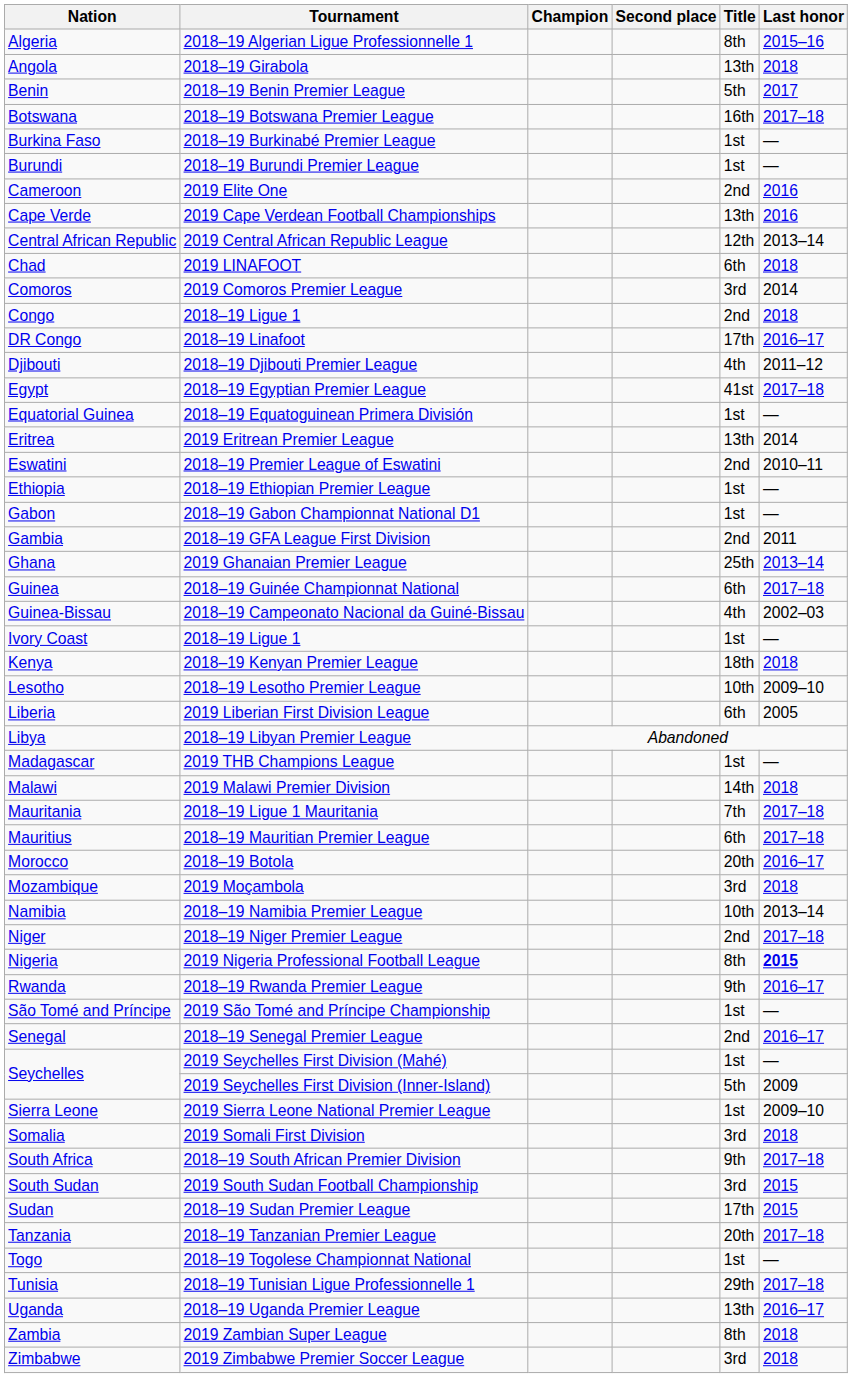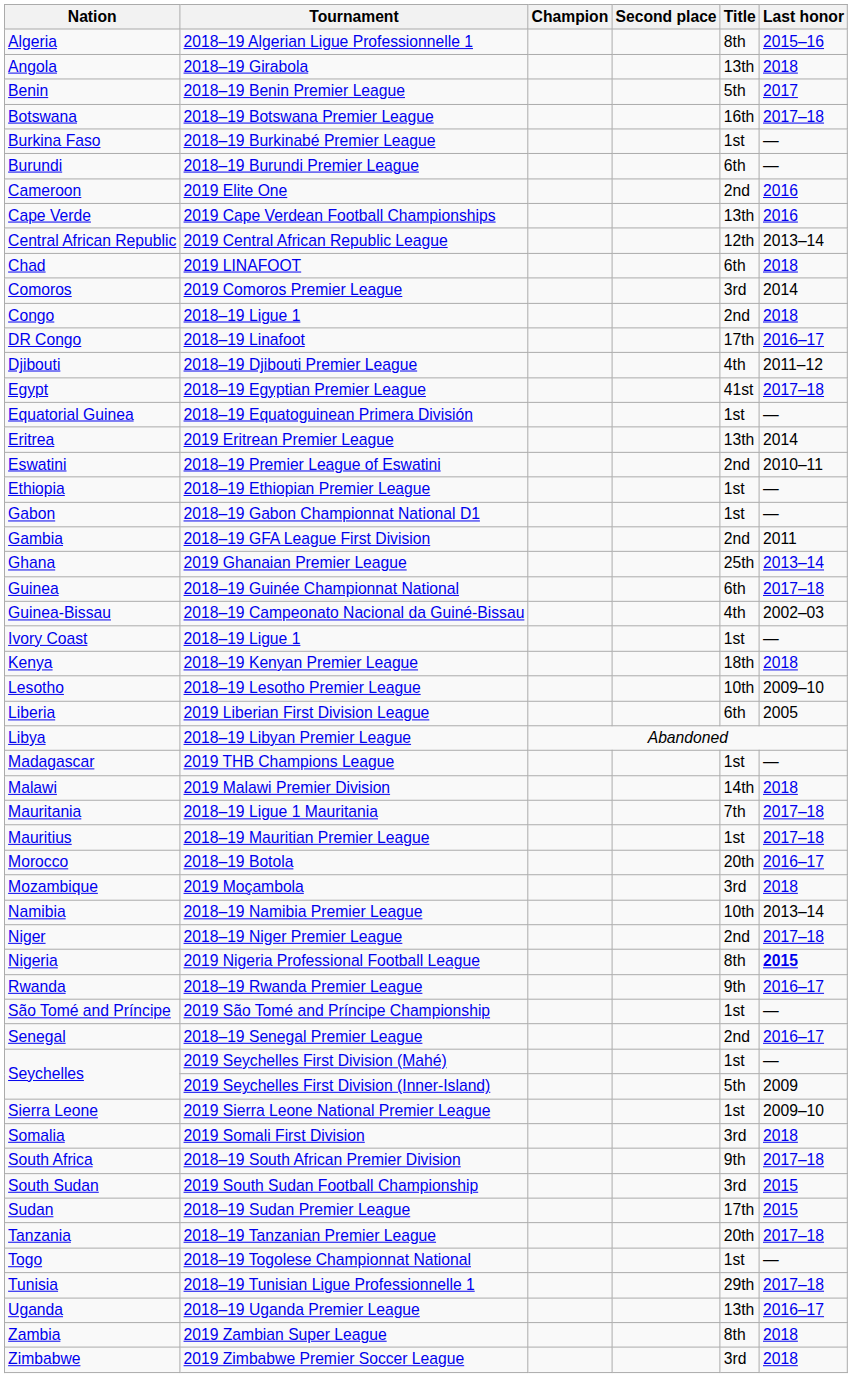(734, 166) 1st -> (735, 166) 6th
(735, 837) 6th -> (734, 837) 1st
